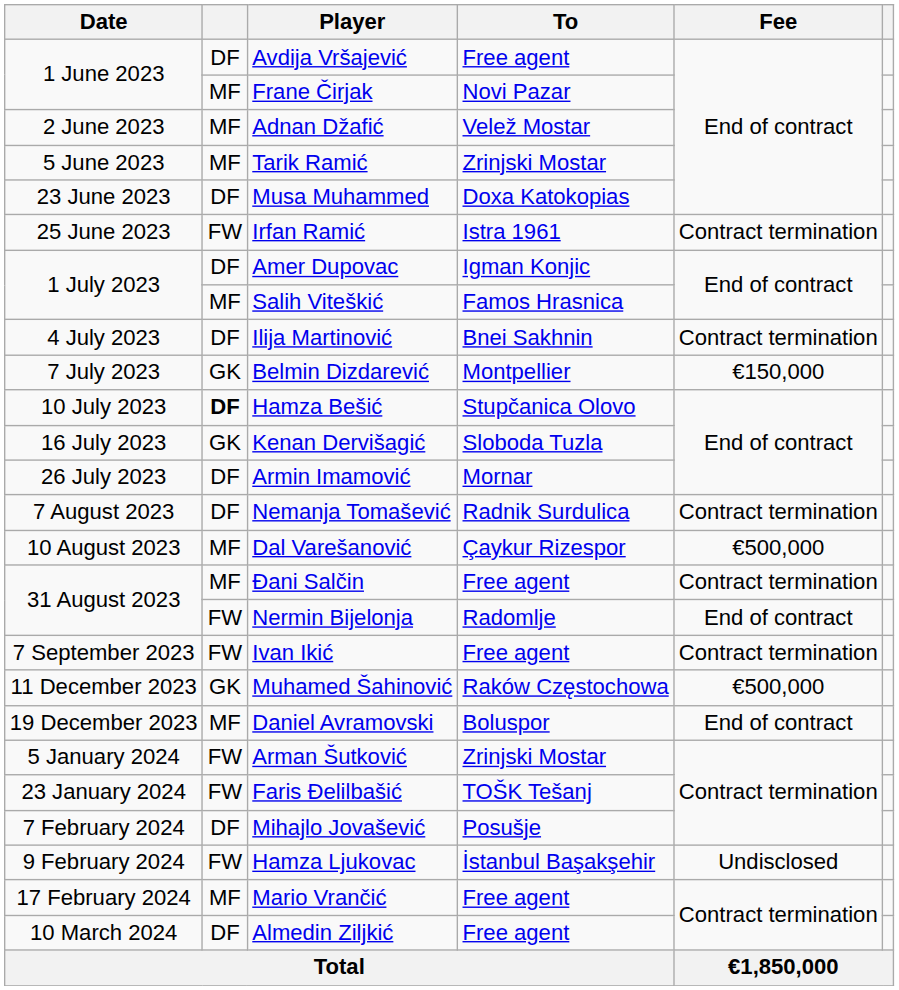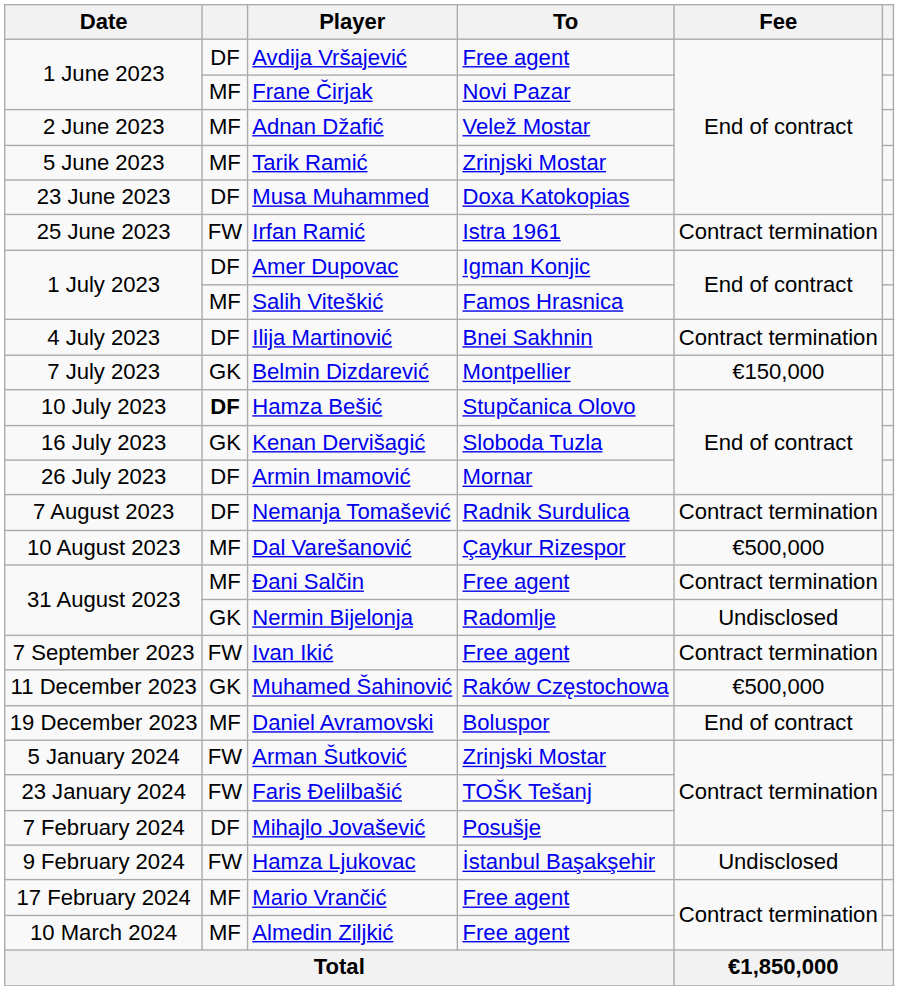(225, 617) FW -> (225, 617) GK
(778, 617) End of contract -> (778, 617) Undisclosed
(225, 932) DF -> (225, 932) MF
